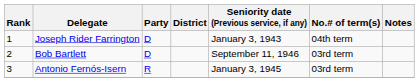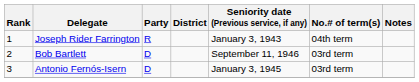(148, 38) D -> (148, 38) R
(148, 69) R -> (148, 69) D
